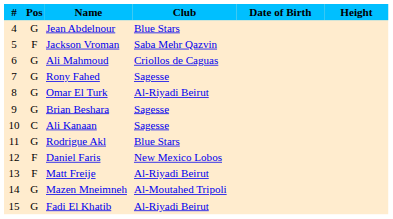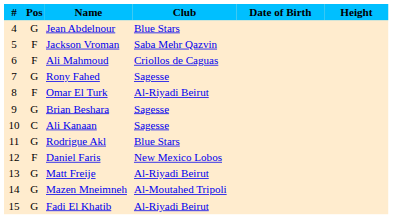(34, 60) G -> (34, 60) F
(34, 93) G -> (34, 93) F
(34, 173) F -> (34, 173) G
